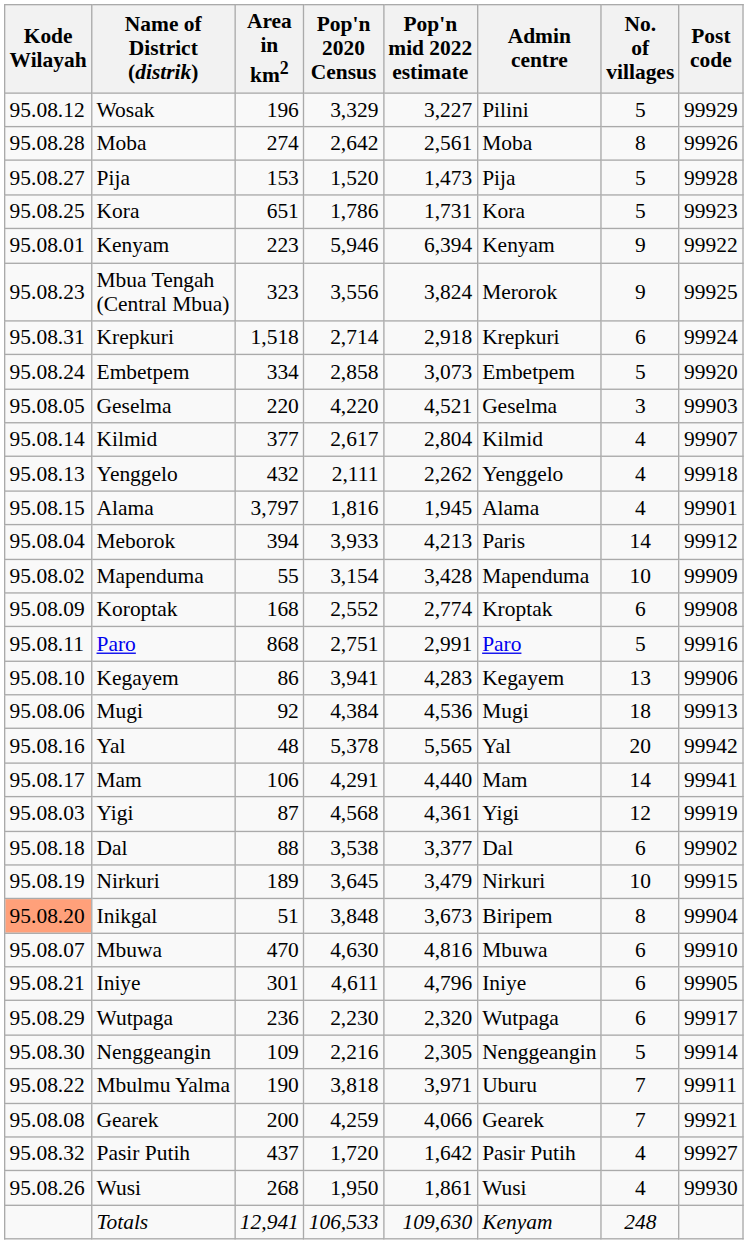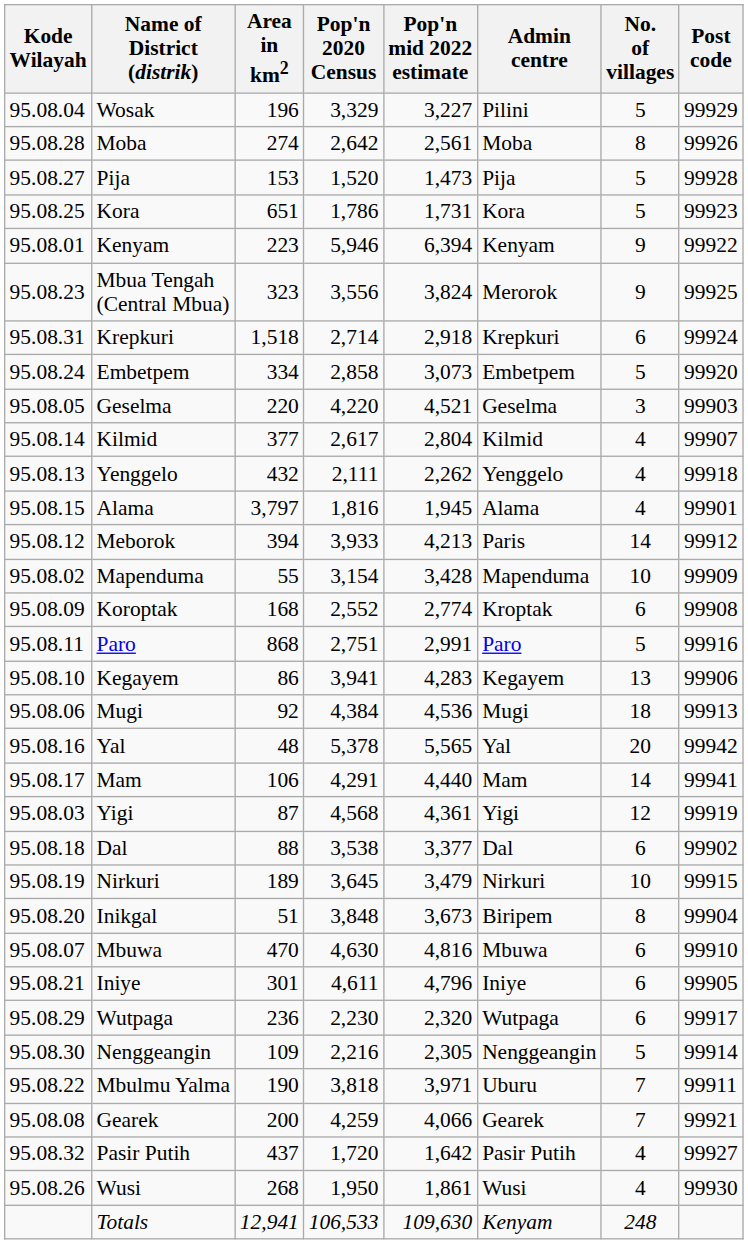(47, 109) 95.08.12 -> (47, 109) 95.08.04
(47, 541) 95.08.04 -> (47, 541) 95.08.12
(47, 915) lightsalmon background -> (47, 915) no background
